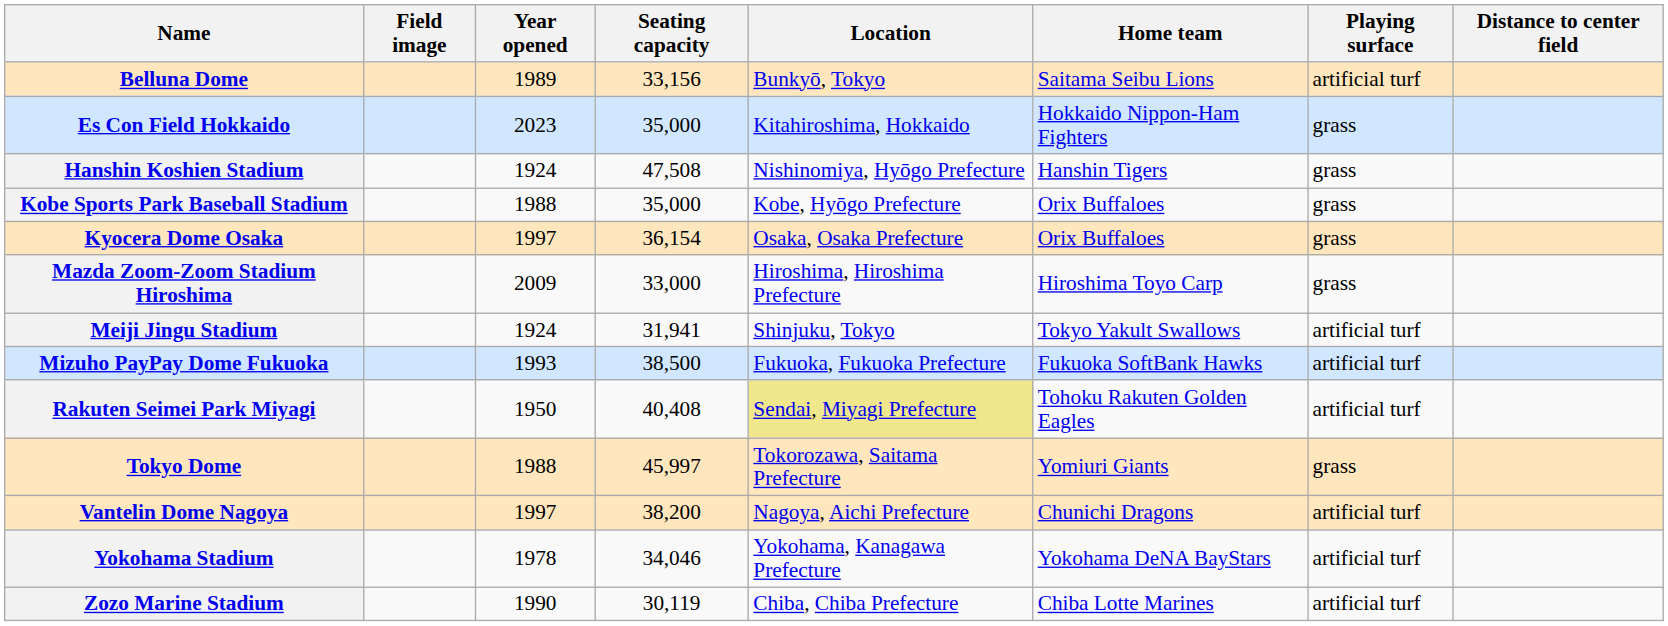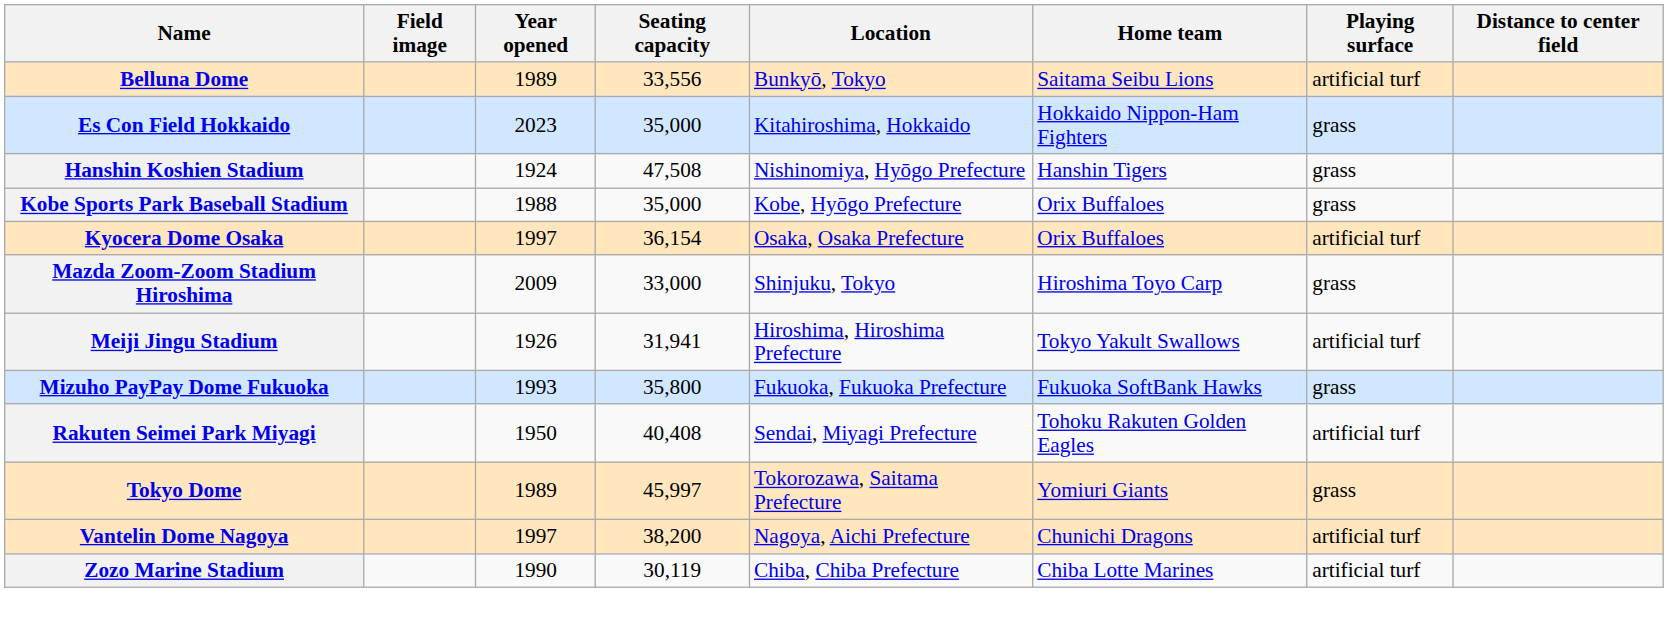(672, 79) 33,156 -> (672, 79) 33,556
(1334, 237) grass -> (1366, 237) artificial turf
(849, 283) Hiroshima, Hiroshima Prefecture -> (825, 283) Shinjuku, Tokyo
(535, 329) 1924 -> (536, 341) 1926
(824, 329) Shinjuku, Tokyo -> (849, 341) Hiroshima, Hiroshima Prefecture
(672, 363) 38,500 -> (672, 387) 35,800
(1367, 363) artificial turf -> (1334, 387) grass
(865, 408) khaki background -> (865, 432) no background
(535, 466) 1988 -> (536, 490) 1989
- row: (184, 558)
